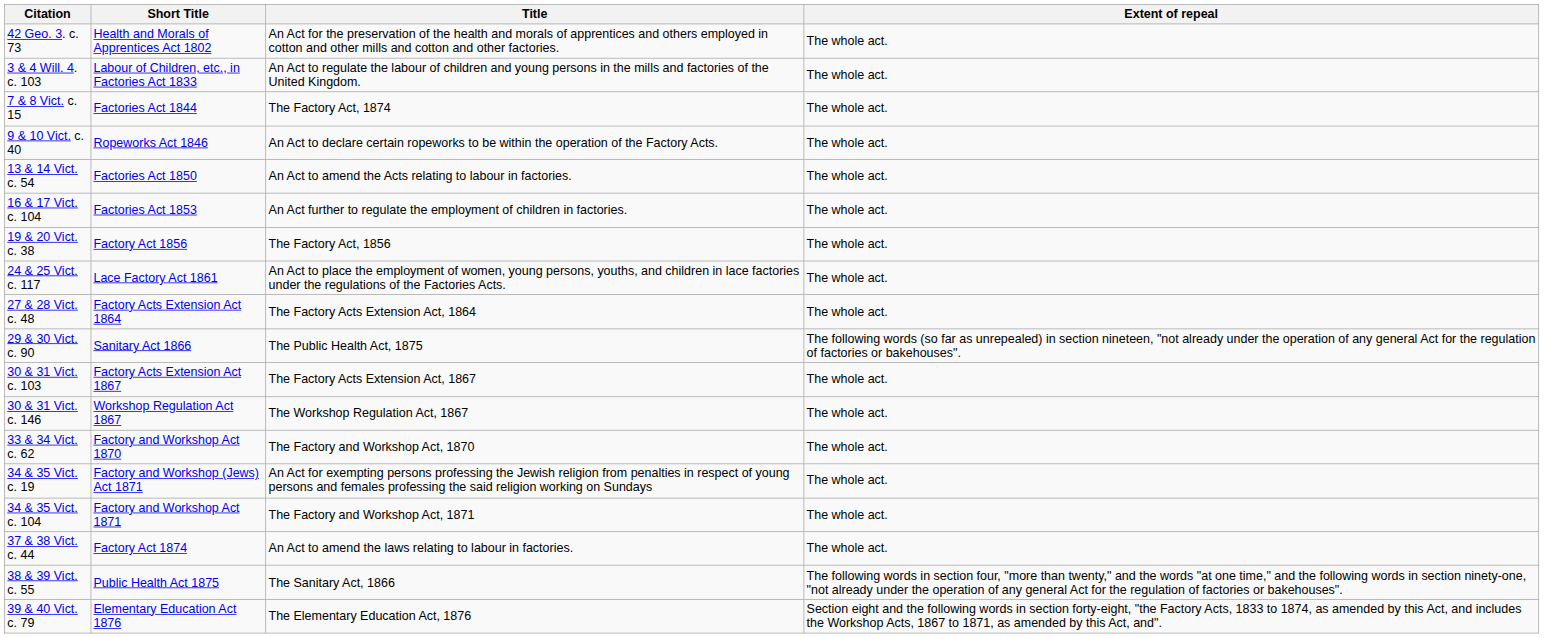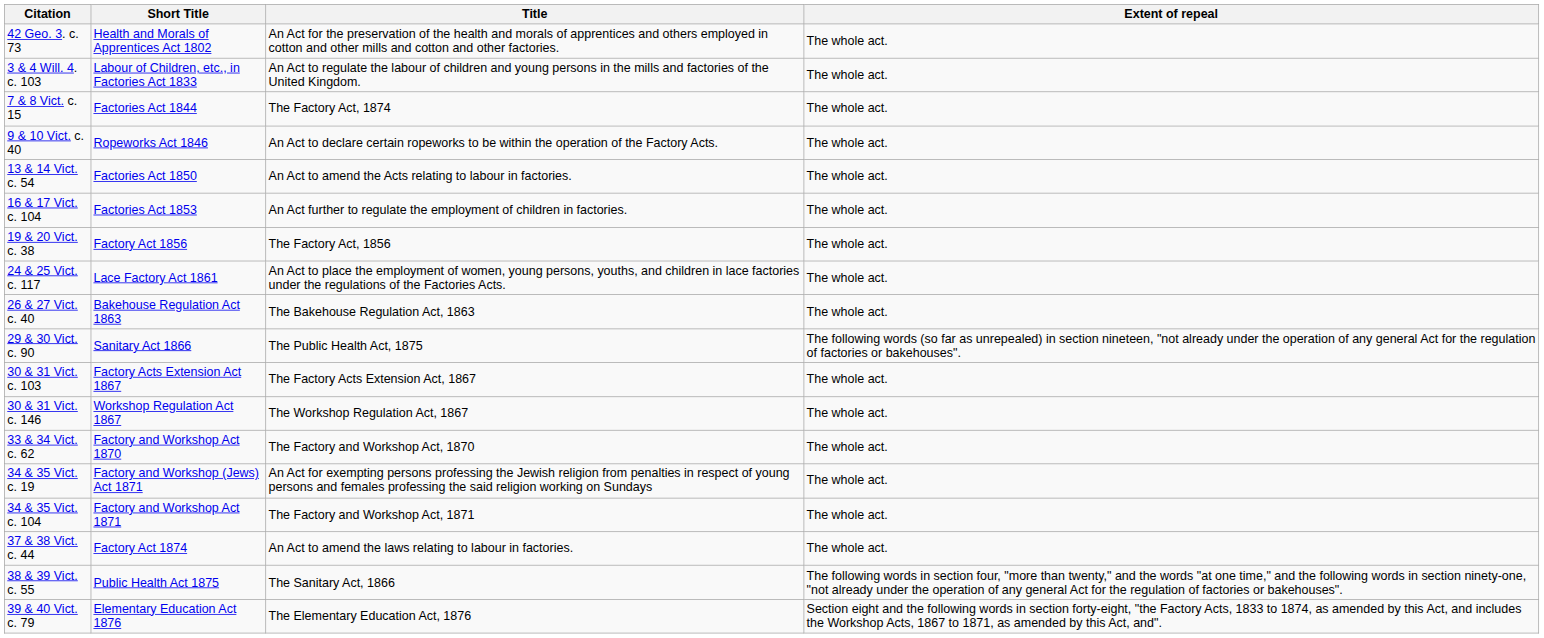+ row: (43, 311)
- row: (43, 311)
